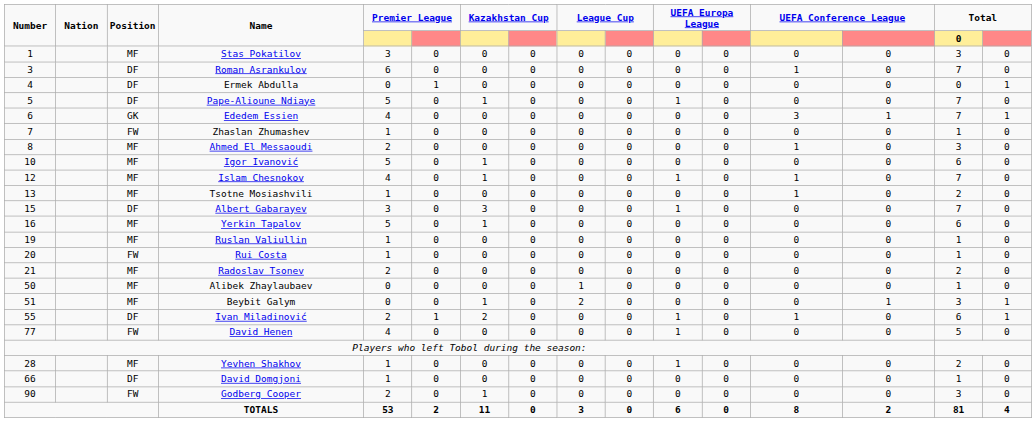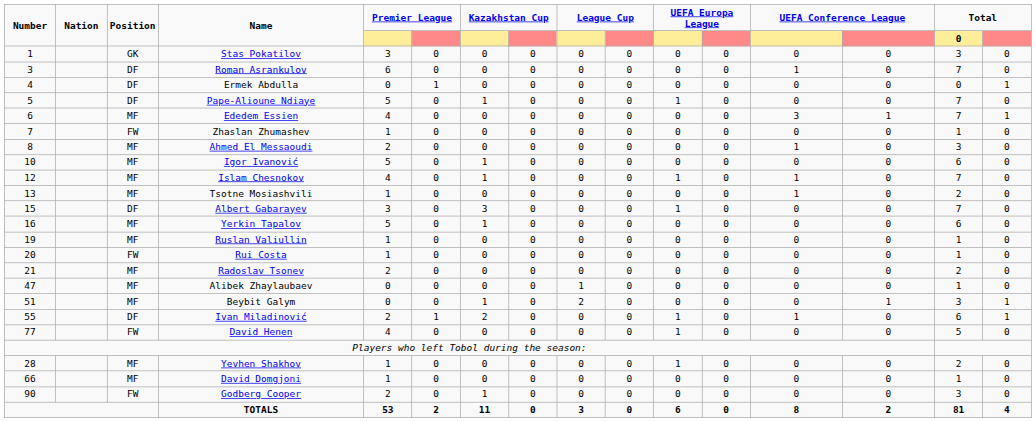(133, 54) MF -> (133, 54) GK
(133, 116) GK -> (133, 116) MF
(30, 286) 50 -> (30, 286) 47
(133, 379) DF -> (133, 379) MF
